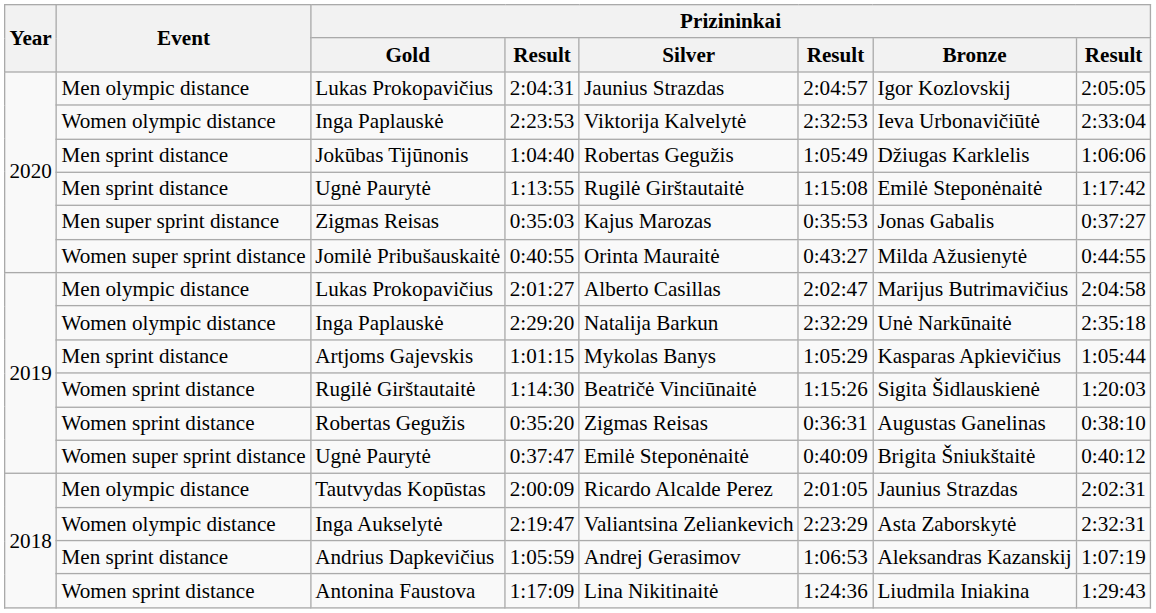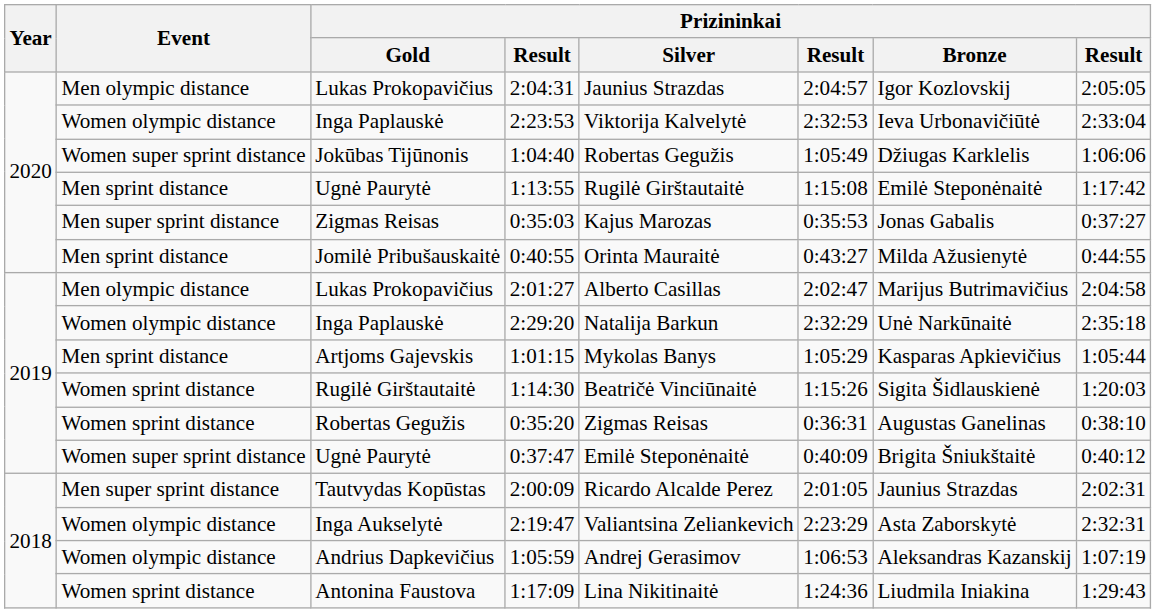(145, 155) Men sprint distance -> (184, 155) Women super sprint distance
(184, 255) Women super sprint distance -> (145, 255) Men sprint distance
(155, 490) Men olympic distance -> (170, 490) Men super sprint distance
(145, 557) Men sprint distance -> (169, 557) Women olympic distance
